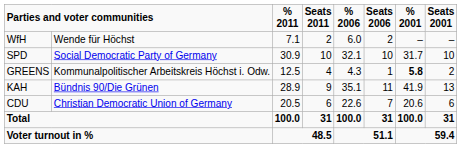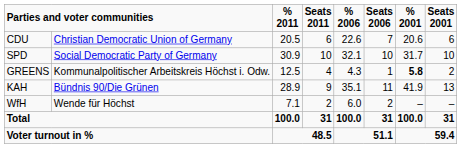rows swapped: (18, 103) <-> (16, 39)
